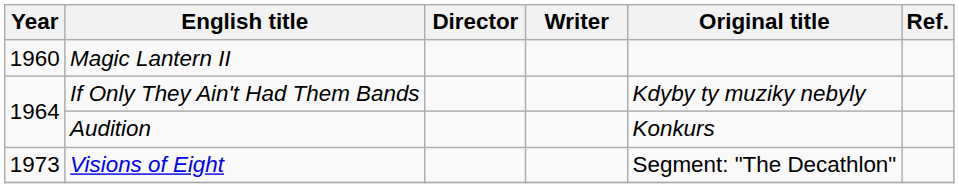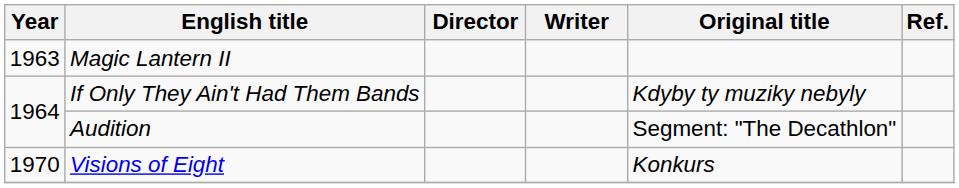(35, 57) 1960 -> (35, 57) 1963
(674, 128) Konkurs -> (764, 128) Segment: "The Decathlon"
(35, 164) 1973 -> (35, 164) 1970
(764, 164) Segment: "The Decathlon" -> (674, 164) Konkurs
